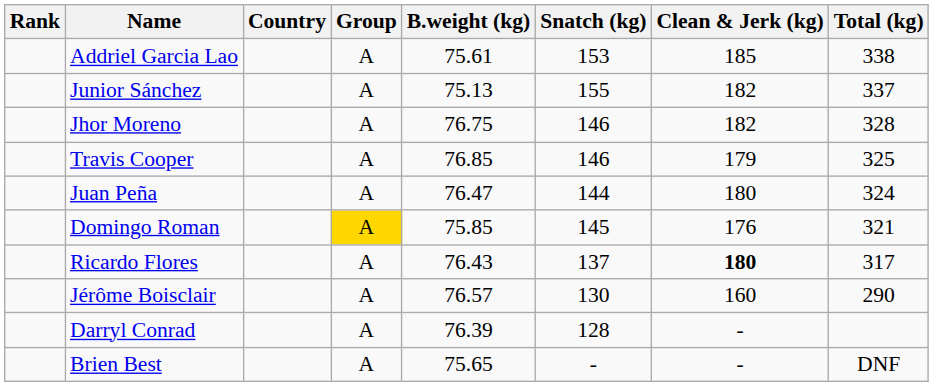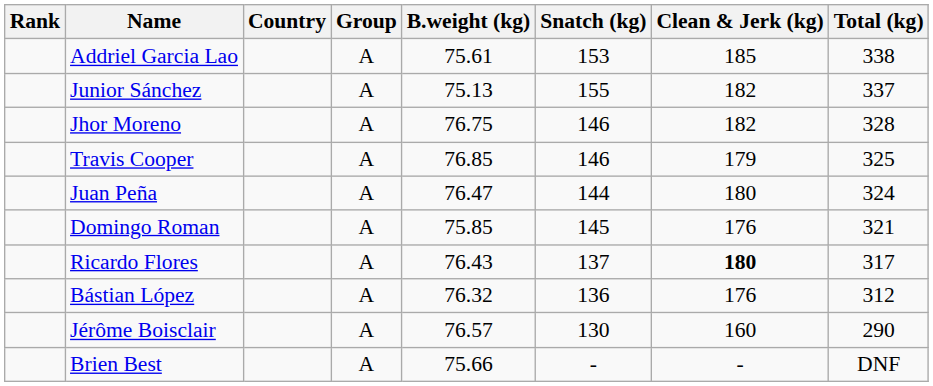(366, 227) gold background -> (366, 227) no background
+ row: (132, 295)
- row: (133, 329)
(468, 364) 75.65 -> (468, 364) 75.66
